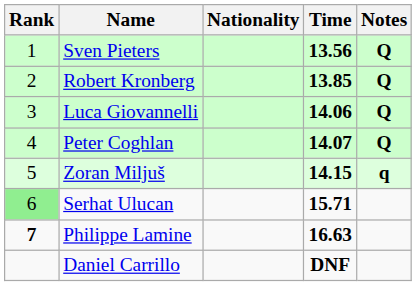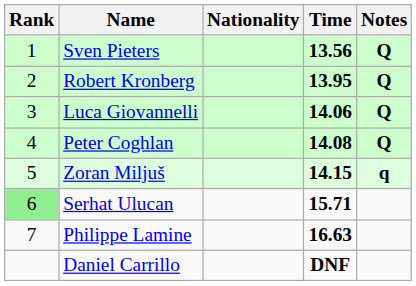(330, 81) 13.85 -> (330, 81) 13.95
(330, 142) 14.07 -> (330, 142) 14.08
(32, 234) bold -> (32, 234) normal
